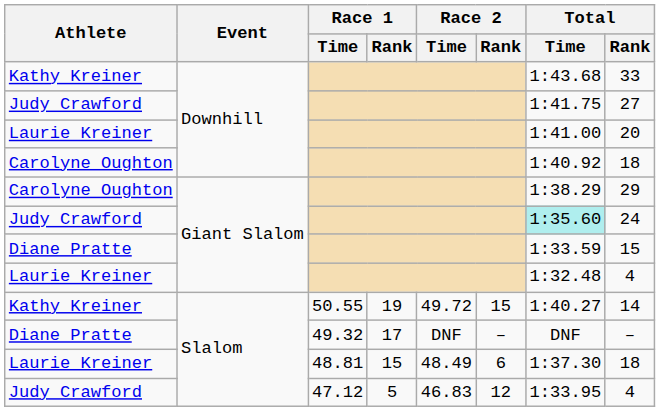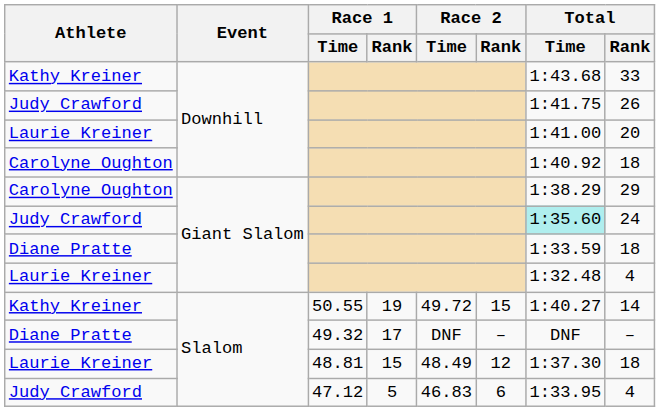(630, 105) 27 -> (630, 105) 26
(630, 248) 15 -> (630, 248) 18
(501, 363) 6 -> (501, 363) 12
(501, 392) 12 -> (501, 392) 6
